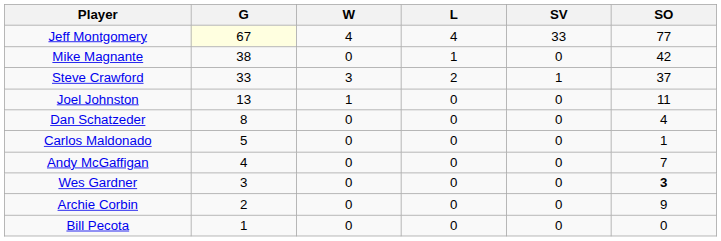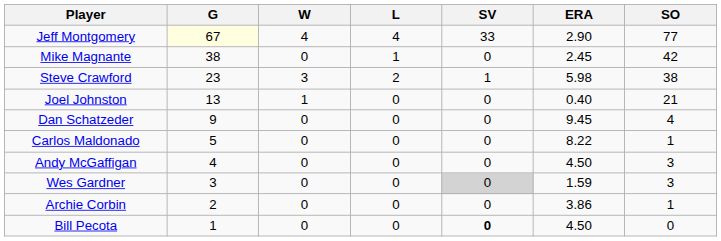+ column: (579, 15)
(244, 78) 33 -> (213, 78) 23
(664, 78) 37 -> (671, 78) 38
(664, 99) 11 -> (671, 99) 21
(244, 120) 8 -> (213, 120) 9
(664, 162) 7 -> (671, 162) 3
(559, 183) no background -> (487, 183) lightgrey background
(664, 183) bold -> (671, 183) normal
(664, 204) 9 -> (671, 204) 1
(559, 225) normal -> (487, 225) bold
